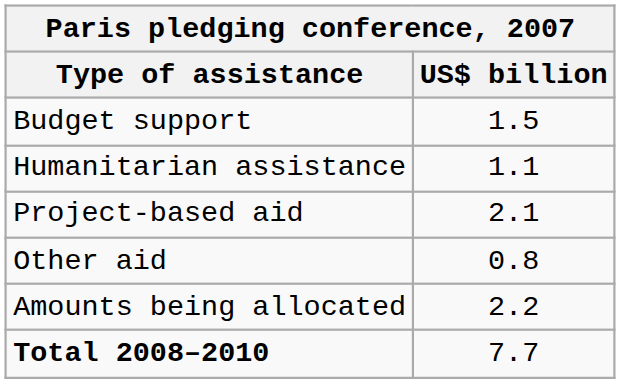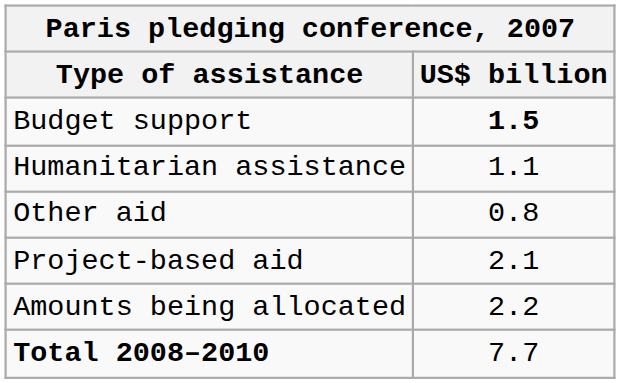(514, 122) normal -> (514, 122) bold
rows swapped: (158, 214) <-> (90, 261)
